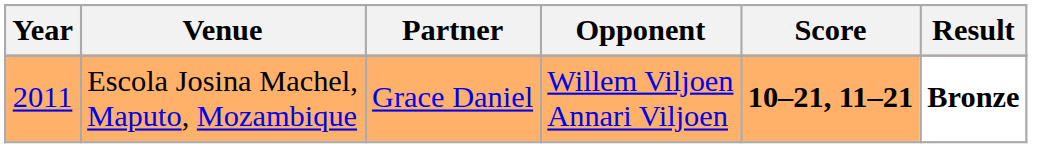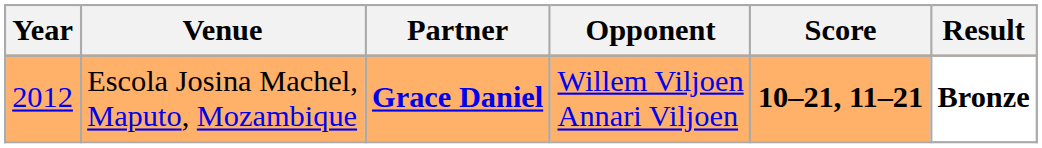(43, 97) 2011 -> (43, 97) 2012
(453, 97) normal -> (458, 97) bold
